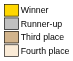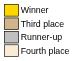rows swapped: (41, 24) <-> (42, 37)
